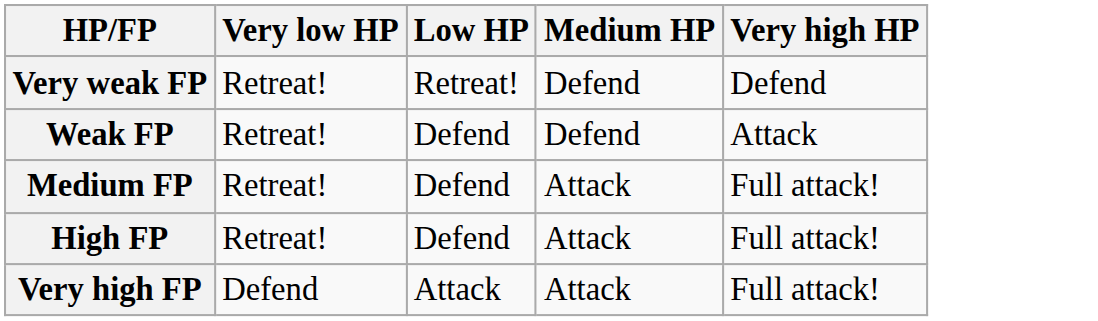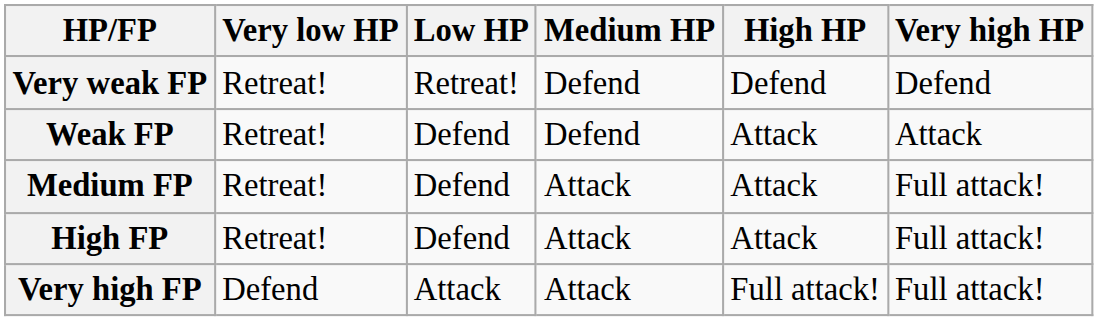+ column: (805, 30)
